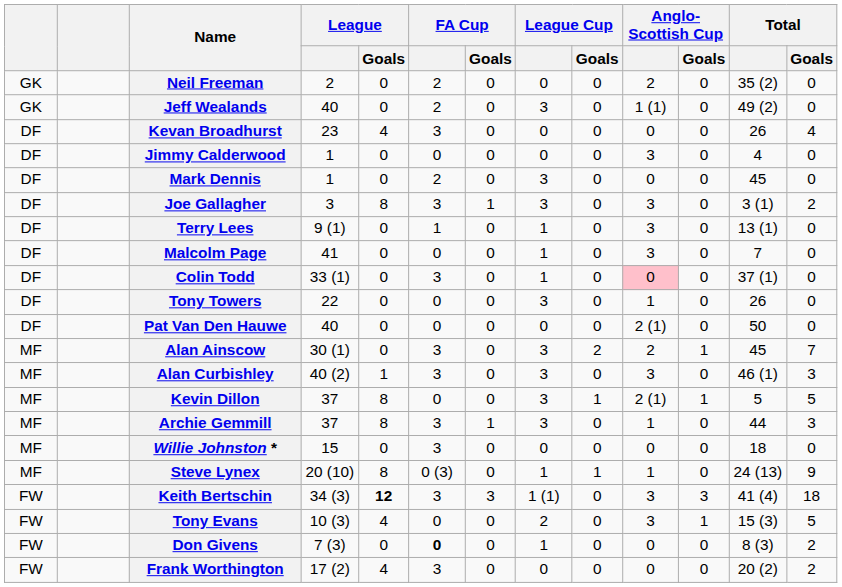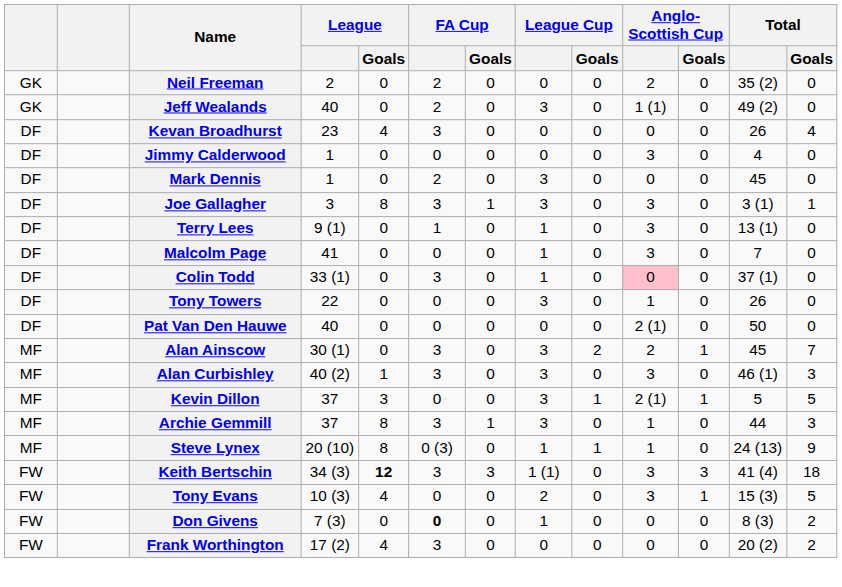(812, 204) 2 -> (812, 204) 1
(384, 399) 8 -> (384, 399) 3
- row: (215, 448)
